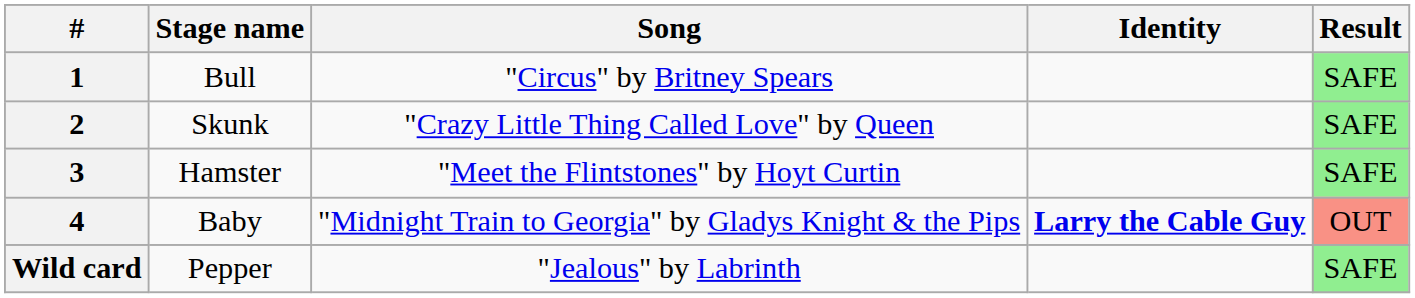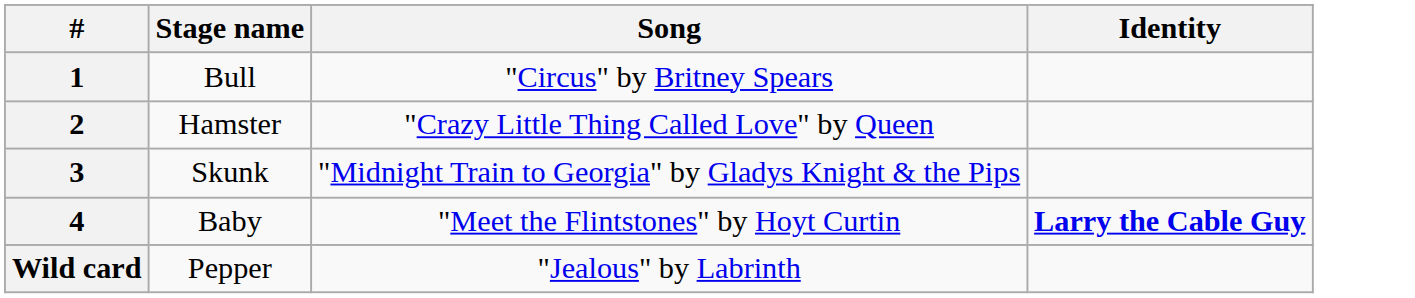- column: (1361, 28)
(230, 124) Skunk -> (230, 124) Hamster
(230, 172) Hamster -> (230, 172) Skunk
(669, 172) "Meet the Flintstones" by Hoyt Curtin -> (669, 172) "Midnight Train to Georgia" by Gladys Knight & the Pips
(669, 220) "Midnight Train to Georgia" by Gladys Knight & the Pips -> (669, 220) "Meet the Flintstones" by Hoyt Curtin
